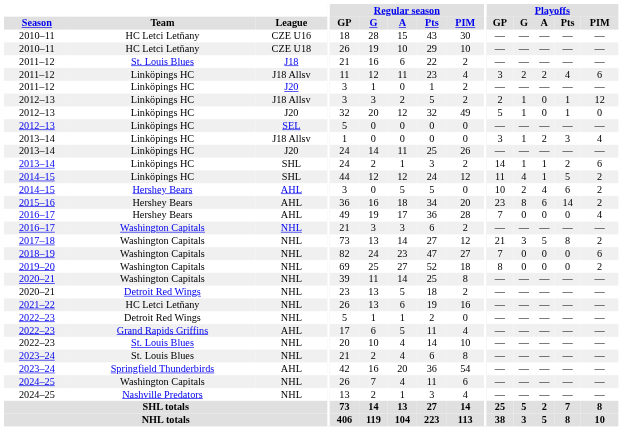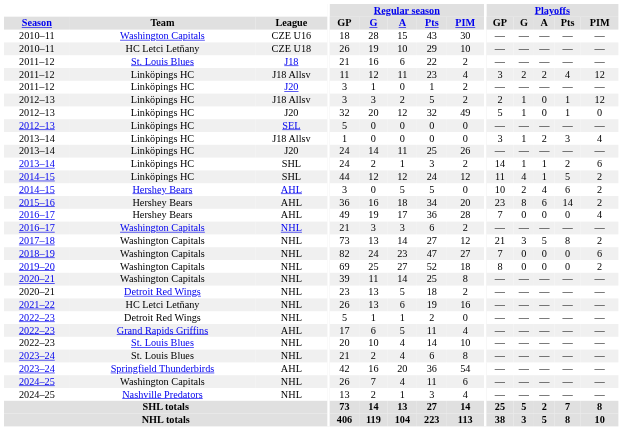(162, 36) HC Letci Letňany -> (162, 36) Washington Capitals
(600, 74) 6 -> (600, 74) 12
